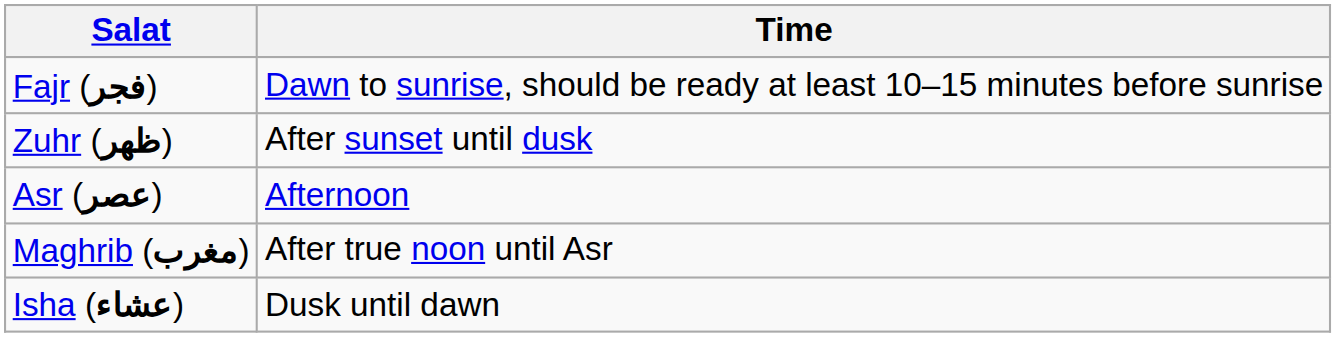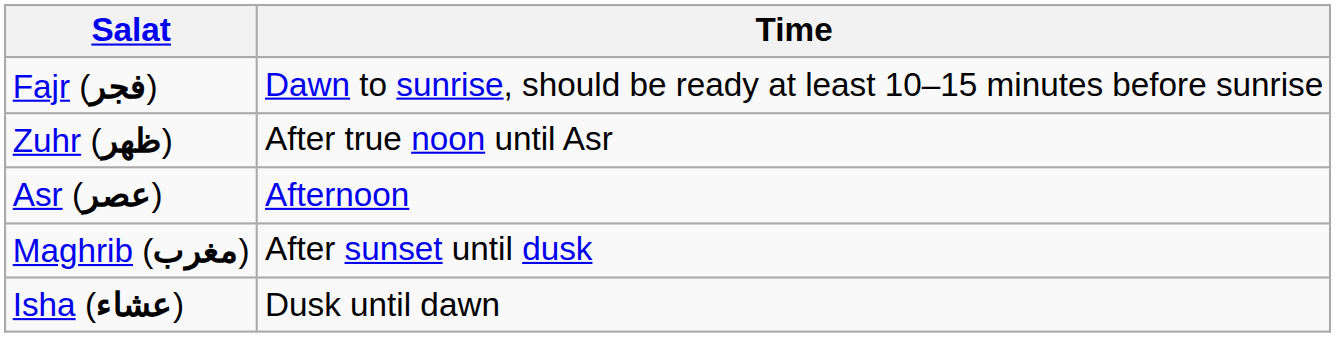(429, 139) After sunset until dusk -> (439, 139) After true noon until Asr
(439, 249) After true noon until Asr -> (429, 249) After sunset until dusk
